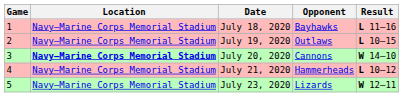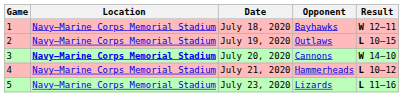(377, 26) L 11–16 -> (377, 26) W 12–11
(377, 85) W 12–11 -> (377, 85) L 11–16
